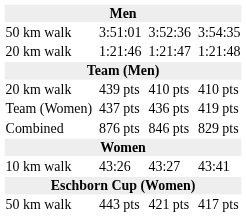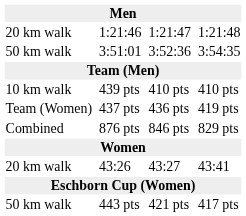rows swapped: (120, 51) <-> (120, 32)
(38, 90) 20 km walk -> (38, 90) 10 km walk
(38, 166) 10 km walk -> (38, 166) 20 km walk
